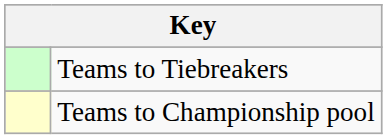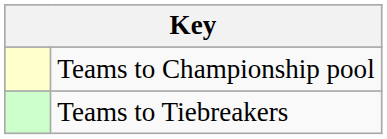rows swapped: (216, 111) <-> (173, 68)
